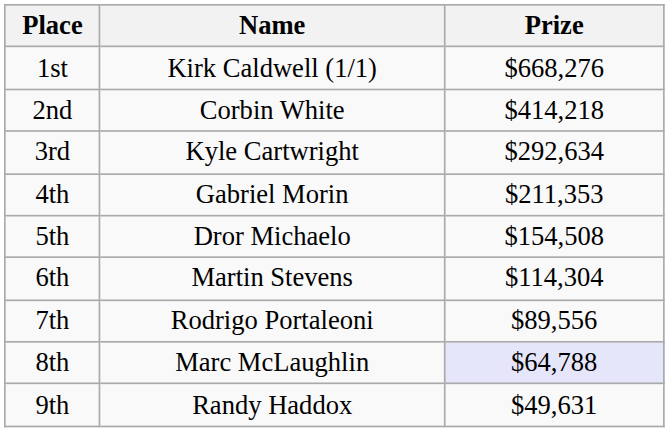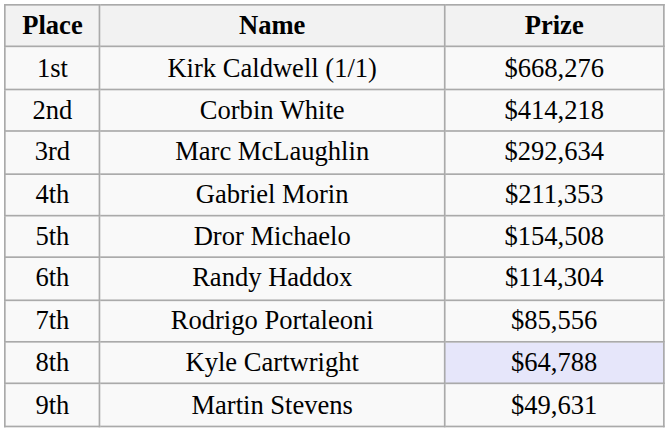(272, 151) Kyle Cartwright -> (272, 151) Marc McLaughlin
(272, 278) Martin Stevens -> (272, 278) Randy Haddox
(554, 320) $89,556 -> (554, 320) $85,556
(272, 362) Marc McLaughlin -> (272, 362) Kyle Cartwright
(272, 404) Randy Haddox -> (272, 404) Martin Stevens
